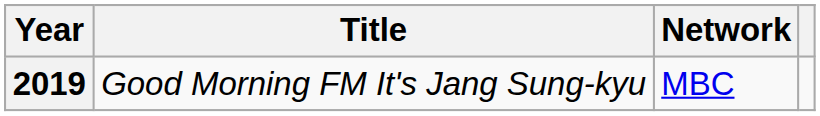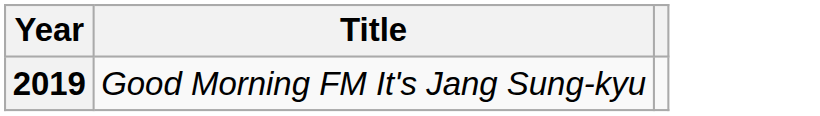- column: (726, 30)
